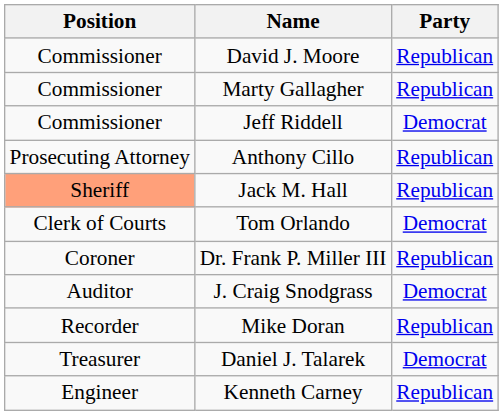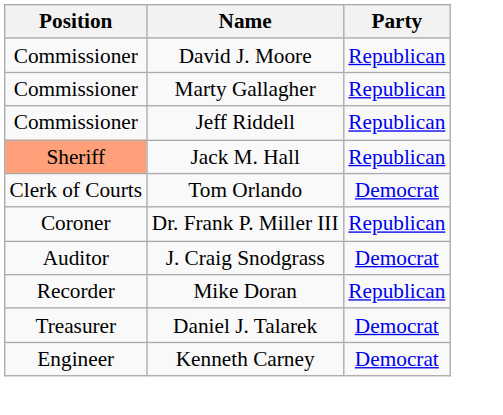(445, 122) Democrat -> (397, 122) Republican
- row: (293, 156)
(445, 392) Republican -> (397, 358) Democrat
